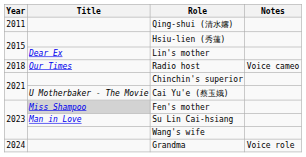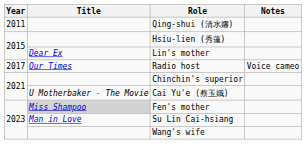(16, 66) 2018 -> (16, 66) 2017
- row: (169, 146)
